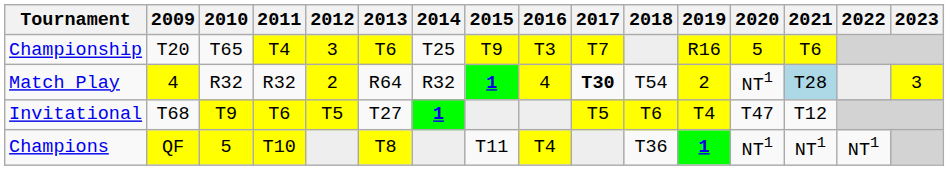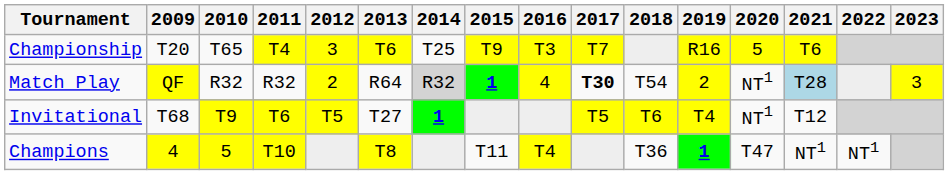(173, 82) 4 -> (173, 82) QF
(439, 82) no background -> (439, 82) lightgrey background
(757, 115) T47 -> (757, 117) NT1
(173, 147) QF -> (173, 152) 4
(757, 147) NT1 -> (757, 152) T47
